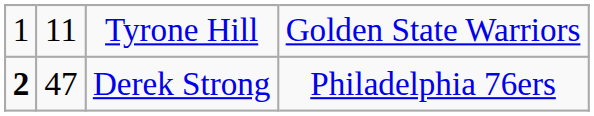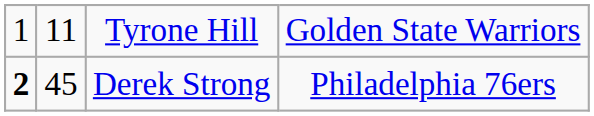(61, 83) 47 -> (61, 83) 45
